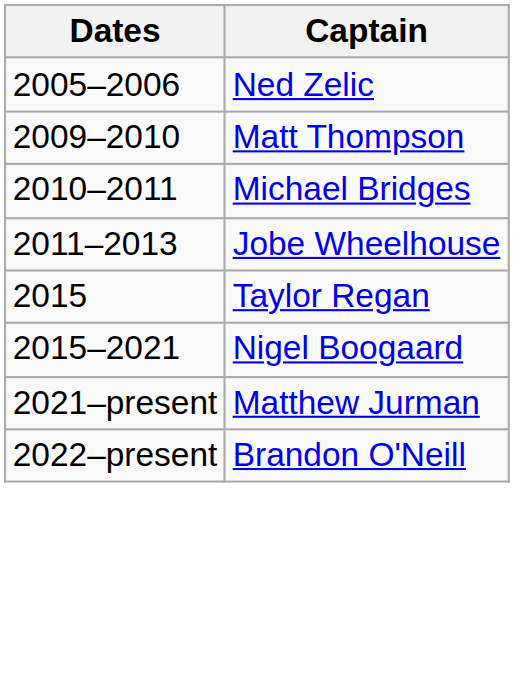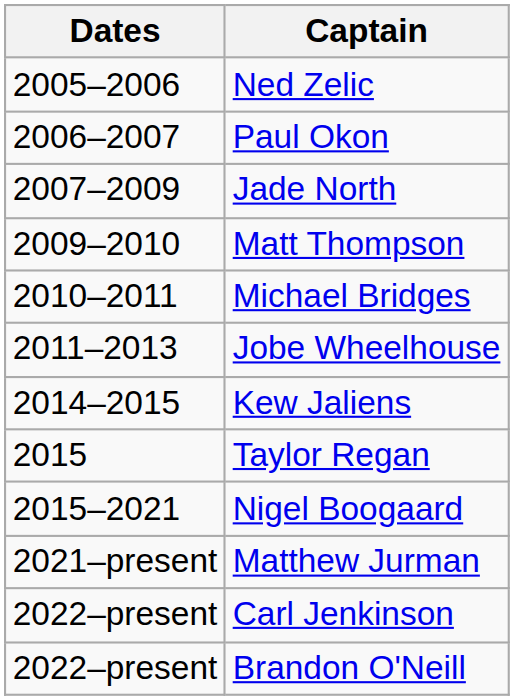+ row: (311, 137)
+ row: (314, 190)
+ row: (322, 402)
+ row: (343, 614)
